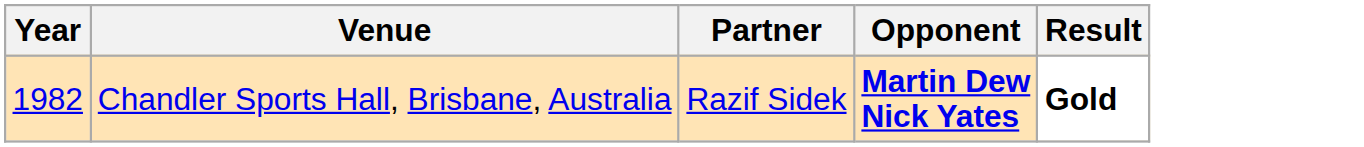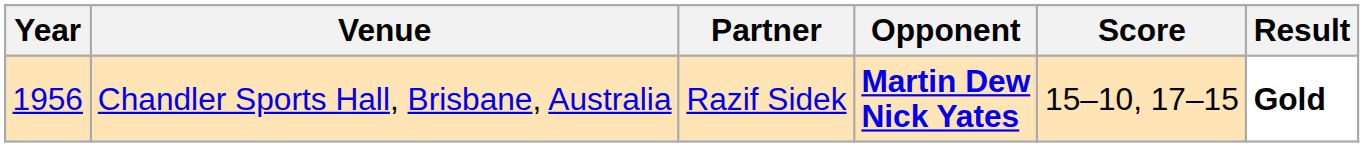+ column: (1142, 31)
(48, 98) 1982 -> (48, 98) 1956
